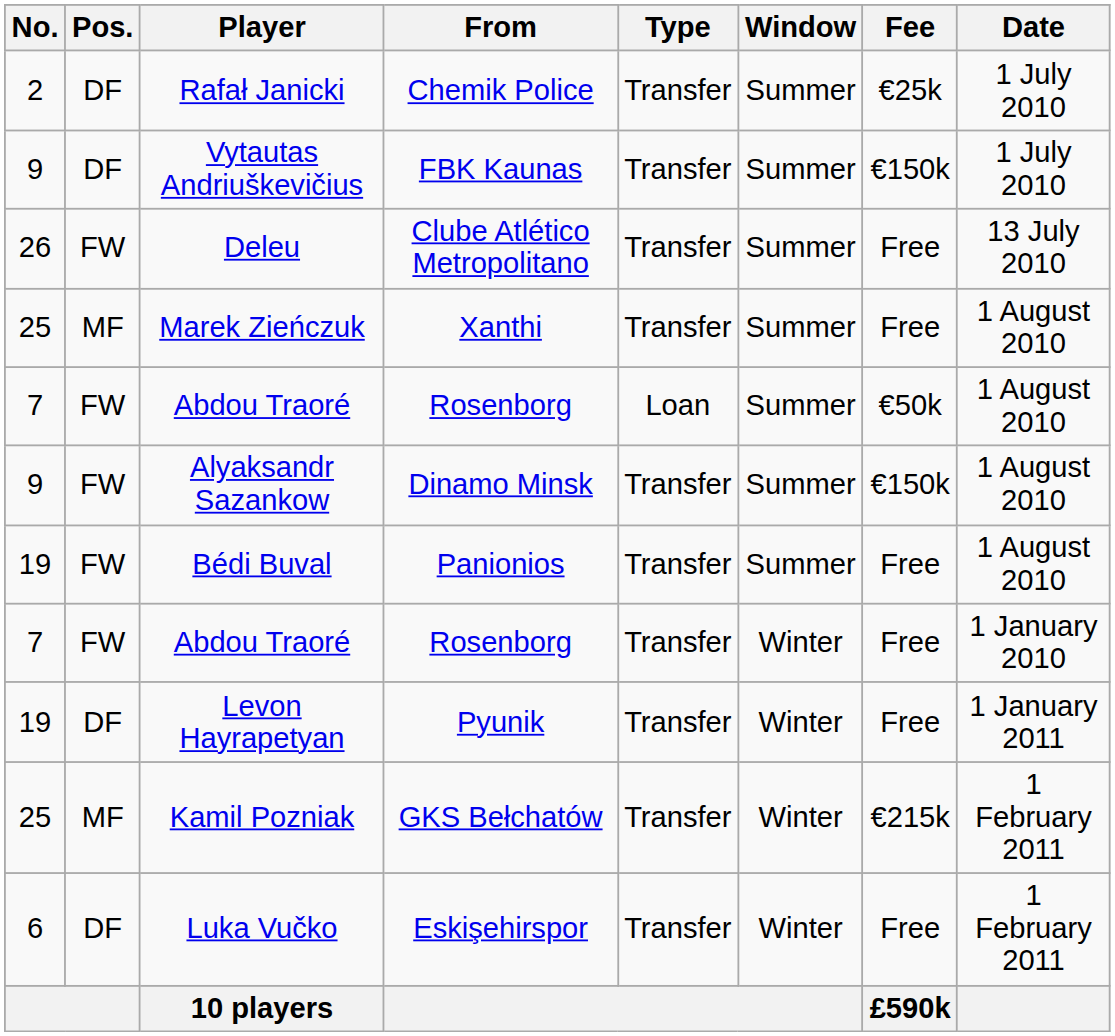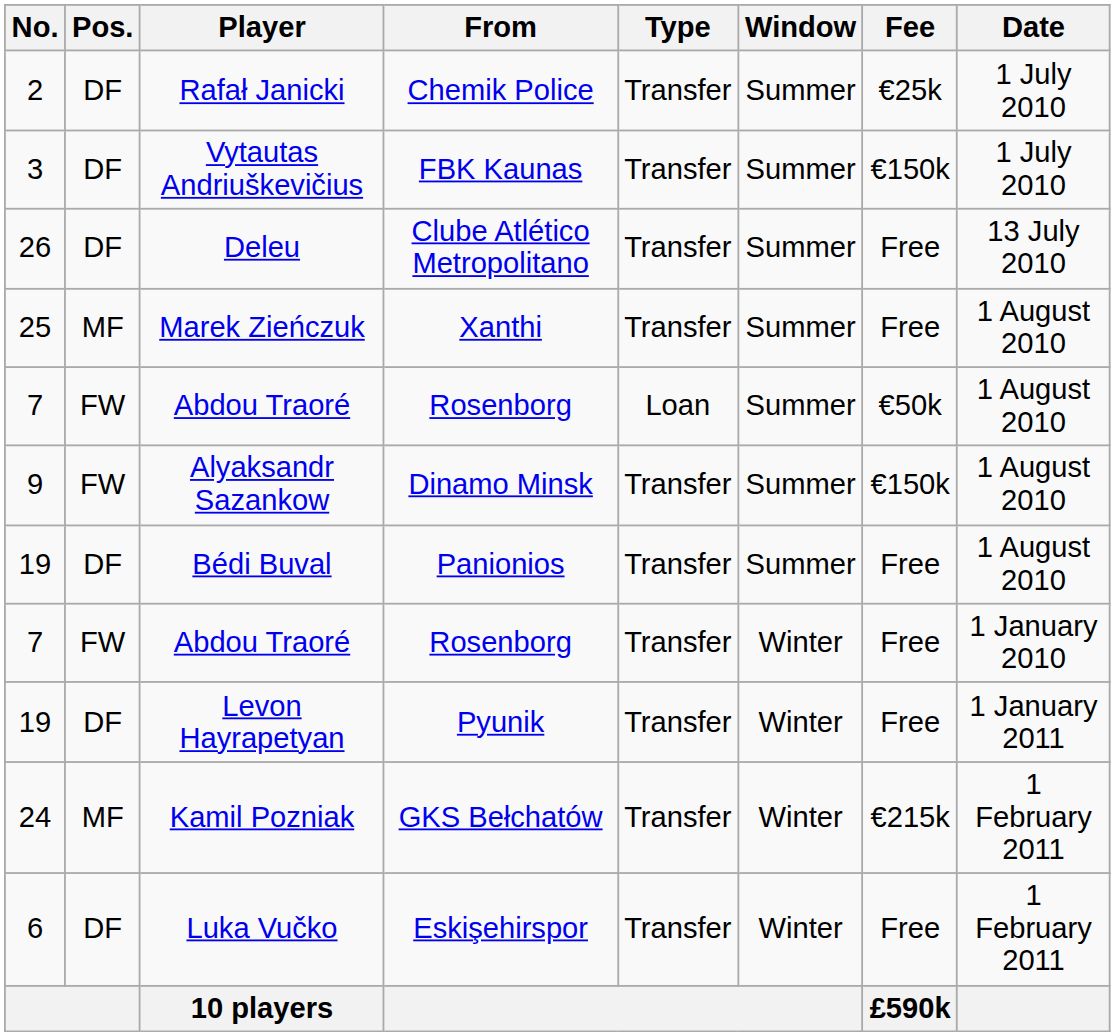(35, 169) 9 -> (35, 169) 3
(103, 248) FW -> (103, 248) DF
(103, 563) FW -> (103, 563) DF
(35, 817) 25 -> (35, 817) 24
